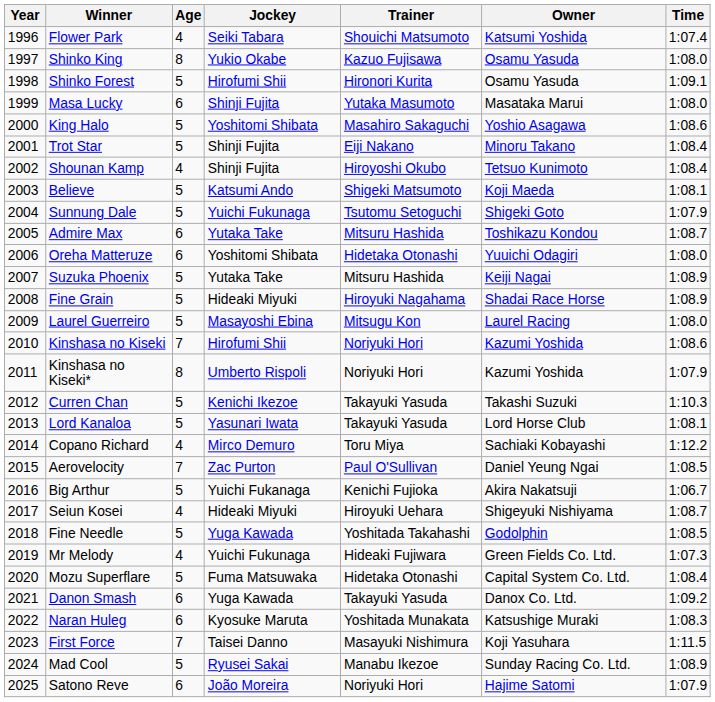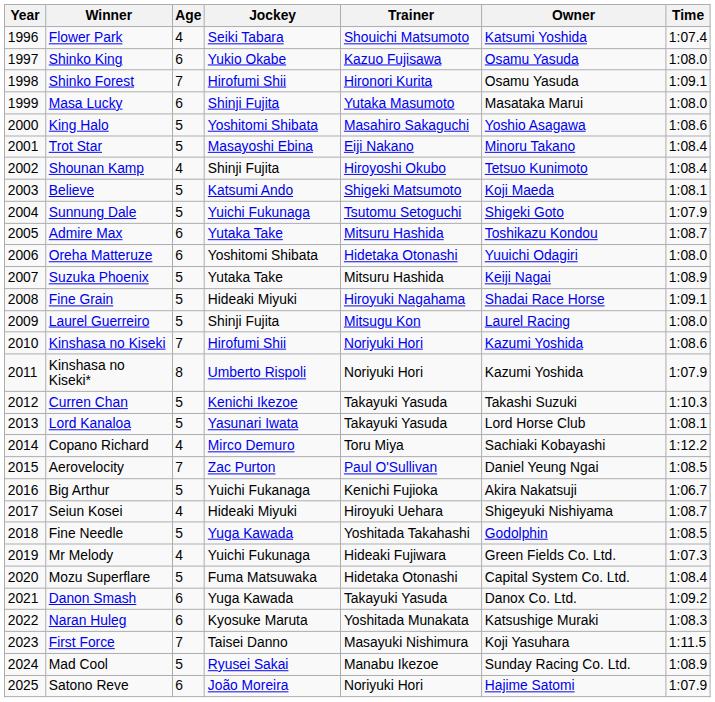(179, 59) 8 -> (179, 59) 6
(179, 81) 5 -> (179, 81) 7
(244, 147) Shinji Fujita -> (260, 147) Masayoshi Ebina
(688, 300) 1:08.9 -> (688, 300) 1:09.1
(260, 322) Masayoshi Ebina -> (244, 322) Shinji Fujita
